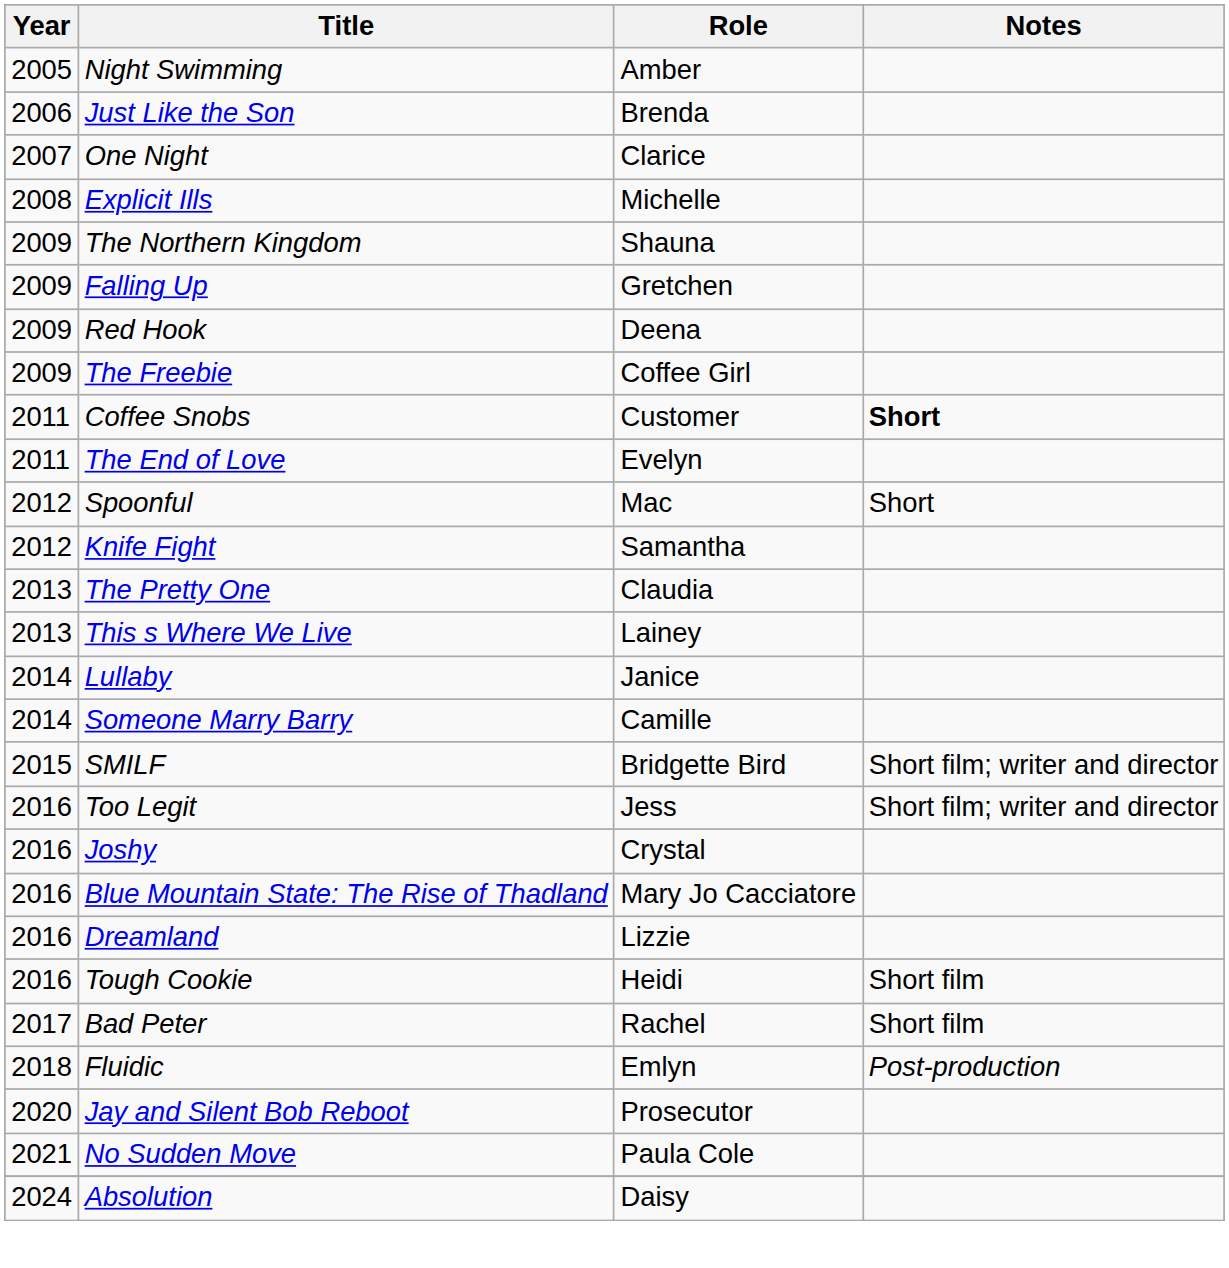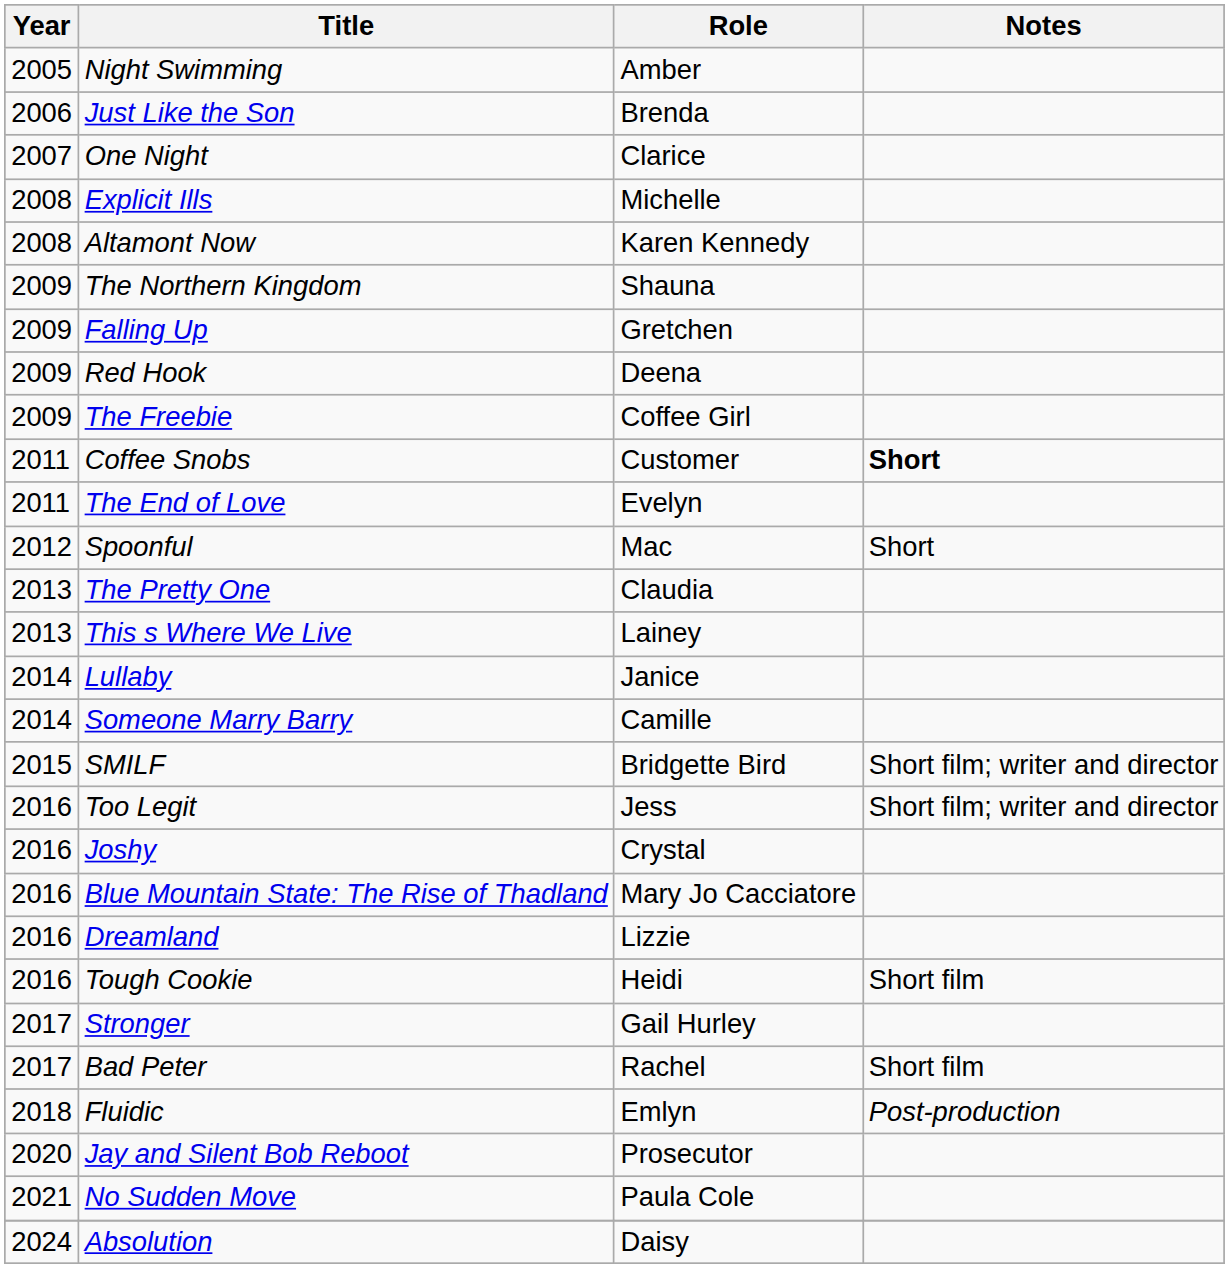+ row: (170, 243)
- row: (150, 546)
+ row: (137, 1024)
